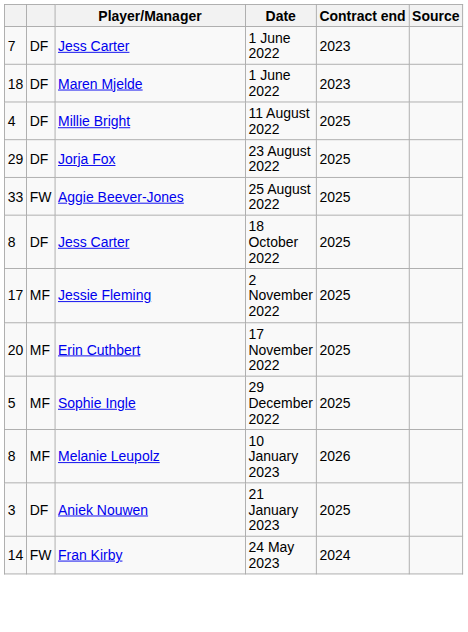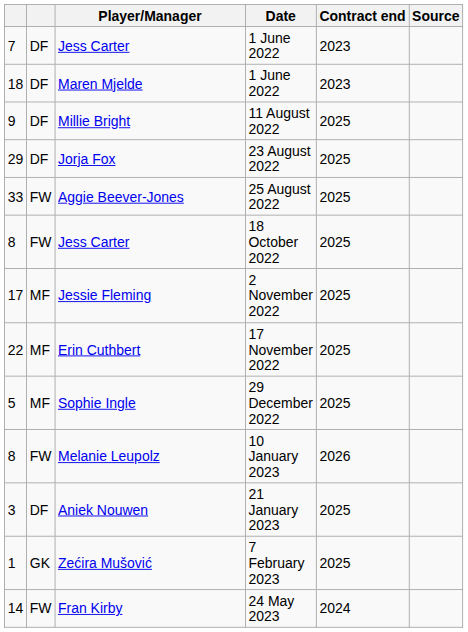(12, 121) 4 -> (12, 121) 9
(39, 242) DF -> (41, 242) FW
(15, 349) 20 -> (15, 349) 22
(40, 456) MF -> (41, 456) FW
+ row: (105, 563)
